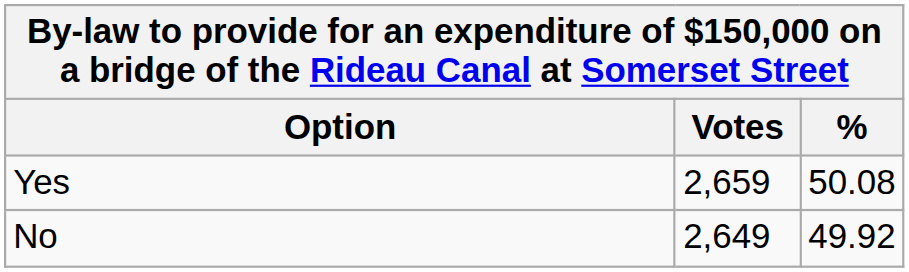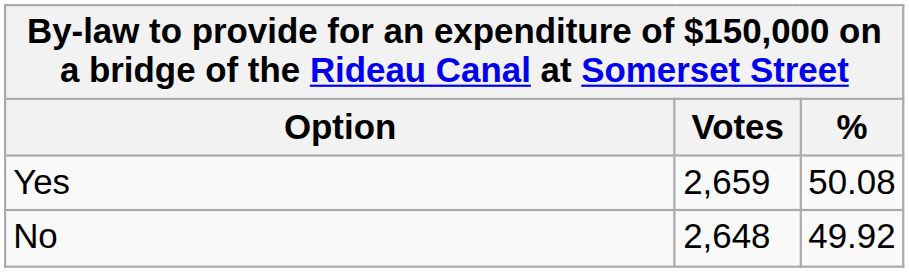(727, 237) 2,649 -> (727, 237) 2,648
